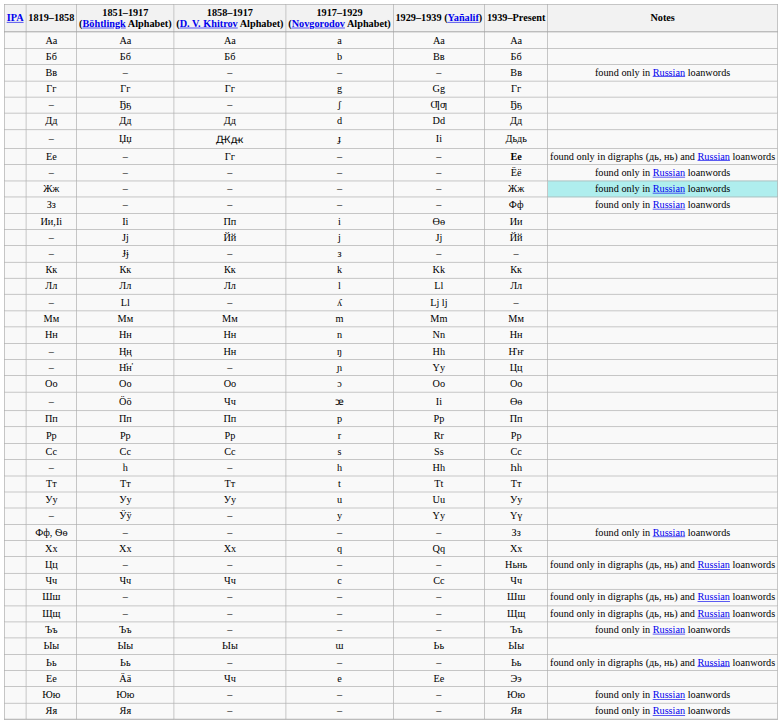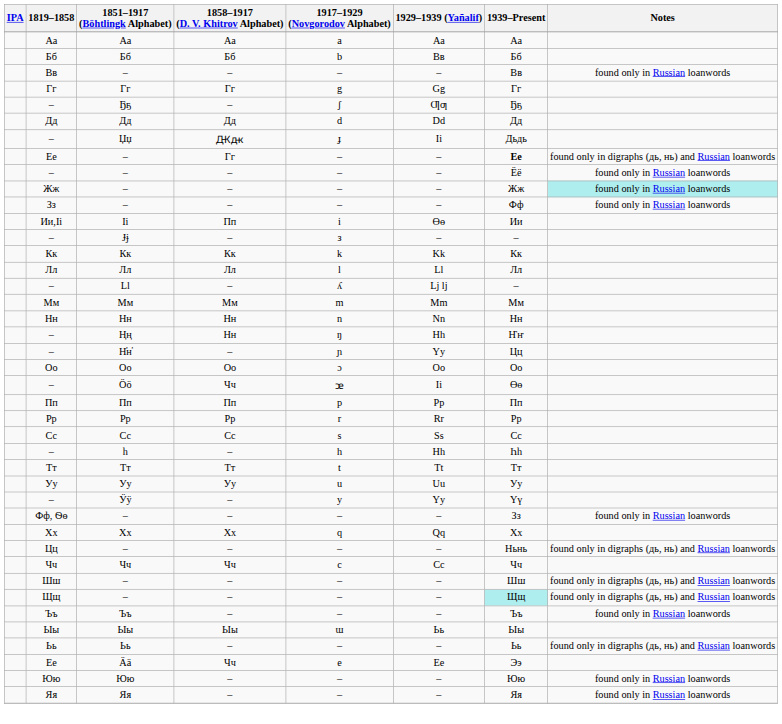- row: (51, 237)
(516, 613) no background -> (516, 597) paleturquoise background
